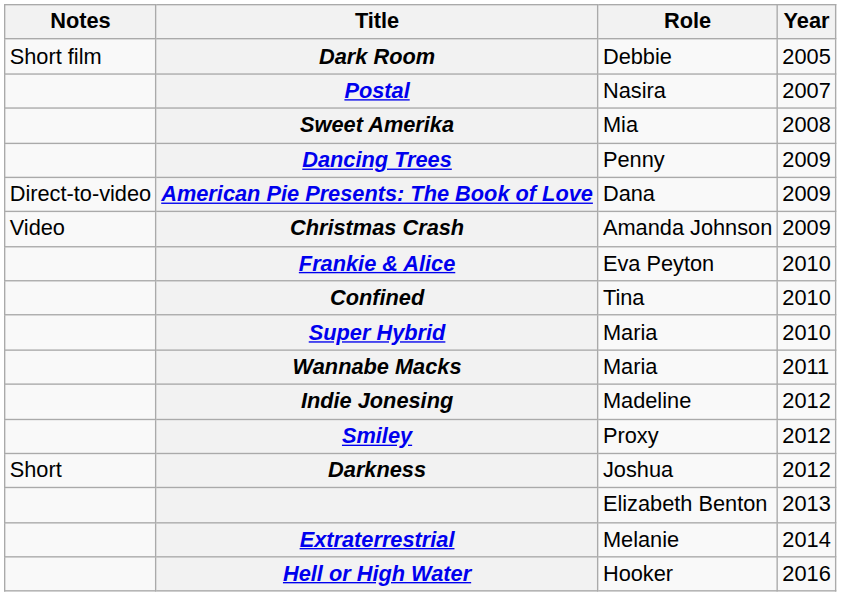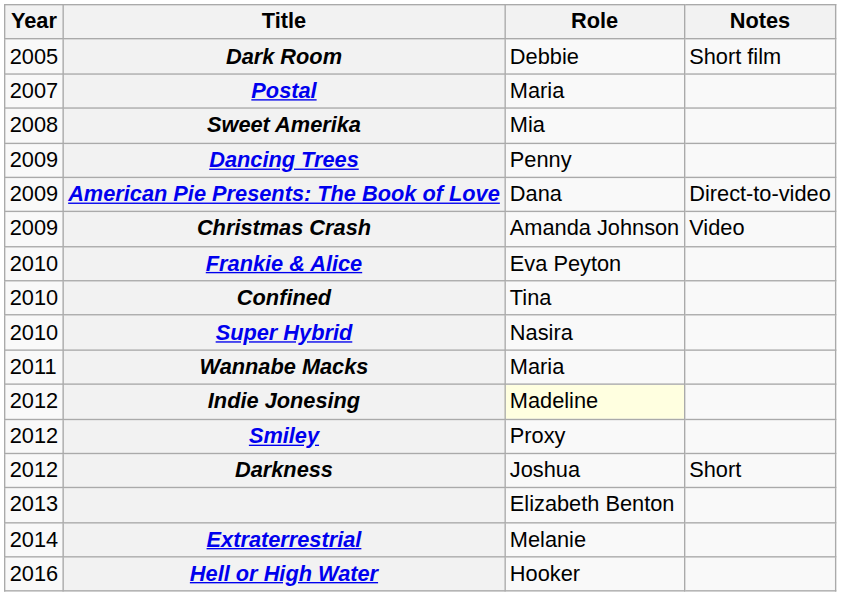columns swapped: (807, 21) <-> (80, 21)
(634, 90) Nasira -> (537, 90) Maria
(630, 332) Maria -> (541, 332) Nasira
(647, 401) no background -> (554, 401) lightyellow background
